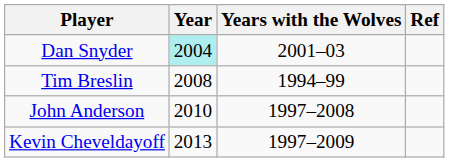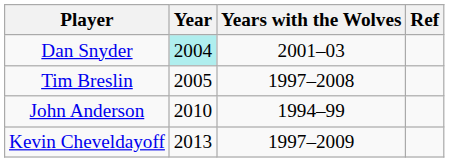(193, 80) 2008 -> (193, 80) 2005
(311, 80) 1994–99 -> (311, 80) 1997–2008
(311, 111) 1997–2008 -> (311, 111) 1994–99
